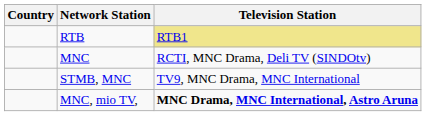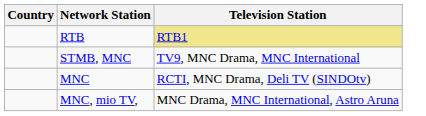rows swapped: (75, 57) <-> (96, 79)
(287, 100) bold -> (278, 100) normal
